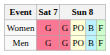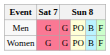rows swapped: (21, 43) <-> (21, 27)
